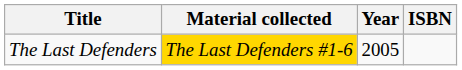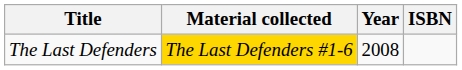(380, 49) 2005 -> (380, 49) 2008
